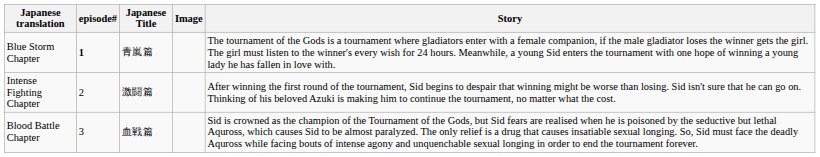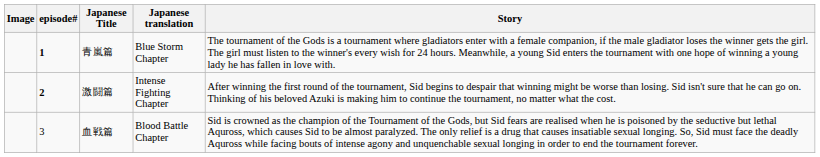columns swapped: (189, 18) <-> (40, 18)
(81, 92) normal -> (42, 92) bold
